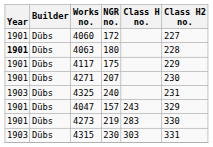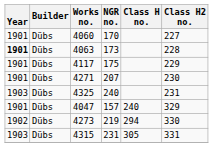(111, 36) 172 -> (111, 36) 170
(111, 50) 180 -> (111, 50) 173
(131, 107) 243 -> (131, 107) 240
(17, 121) 1901 -> (17, 121) 1902
(131, 121) 283 -> (131, 121) 294
(111, 135) 230 -> (111, 135) 231
(131, 135) 303 -> (131, 135) 305
